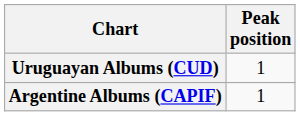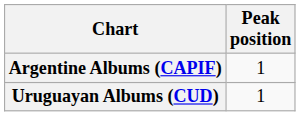rows swapped: (115, 96) <-> (115, 67)
